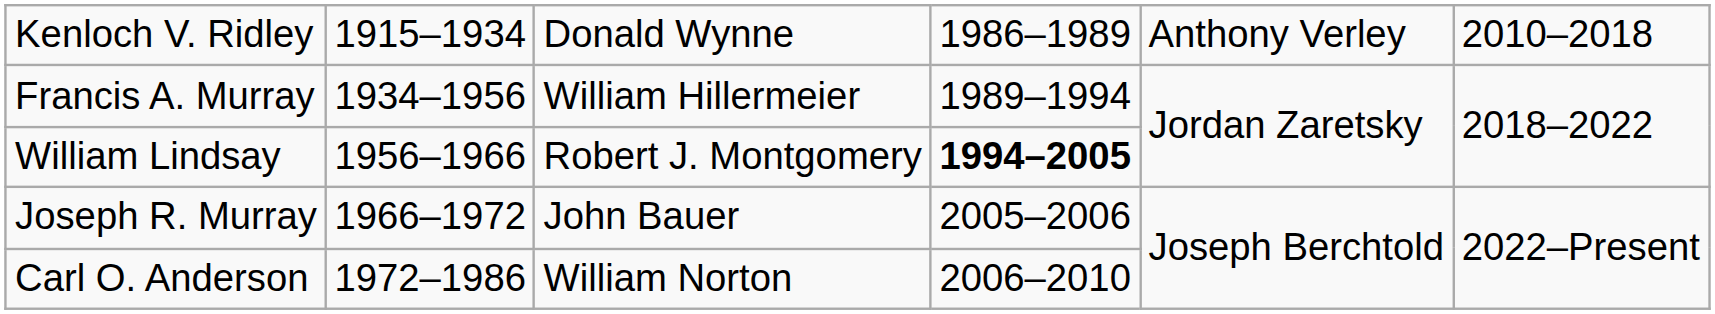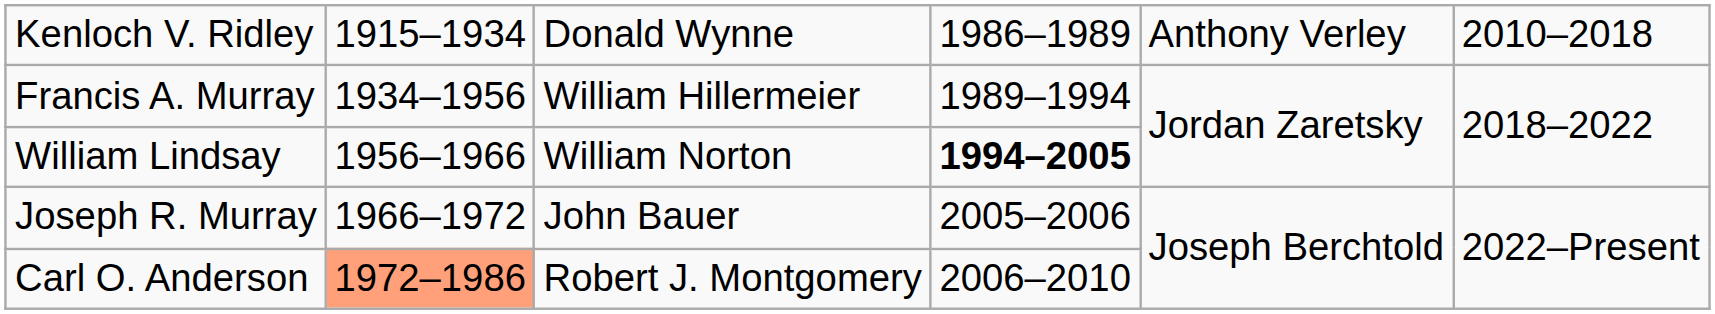(733, 156) Robert J. Montgomery -> (668, 156) William Norton
(430, 277) no background -> (430, 277) lightsalmon background
(668, 277) William Norton -> (733, 277) Robert J. Montgomery
